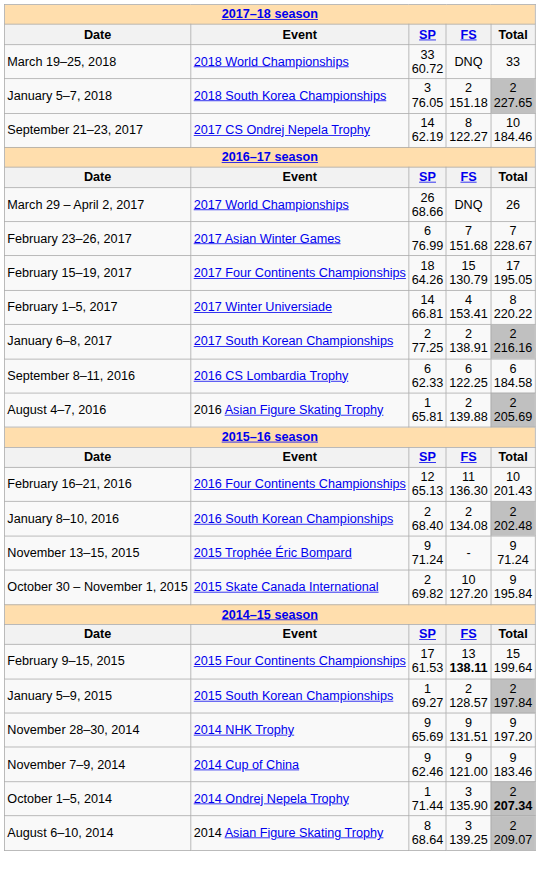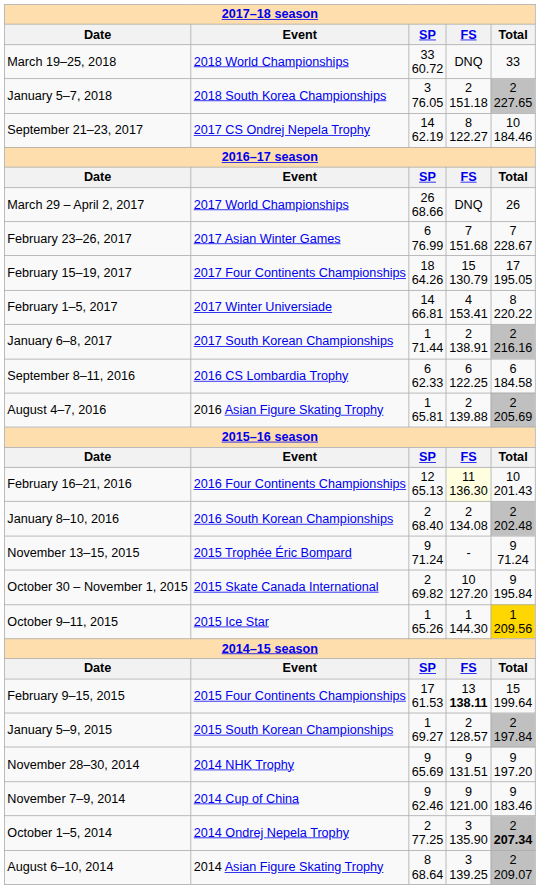(428, 341) 2 77.25 -> (428, 341) 1 71.44
(469, 484) no background -> (469, 484) lightyellow background
+ row: (63, 621)
(428, 798) 1 71.44 -> (428, 833) 2 77.25
